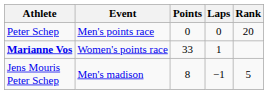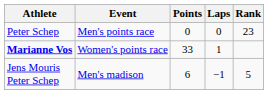(248, 31) 20 -> (248, 31) 23
(188, 74) 8 -> (188, 74) 6
